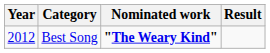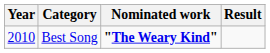(21, 37) 2012 -> (21, 37) 2010
